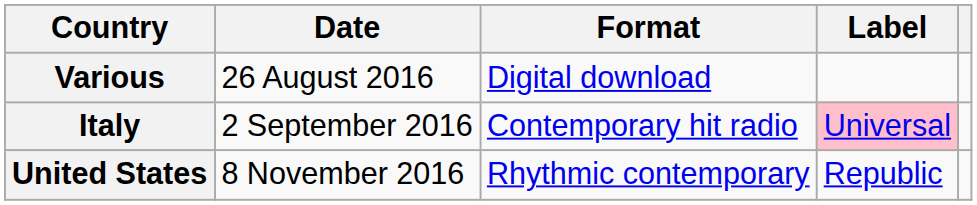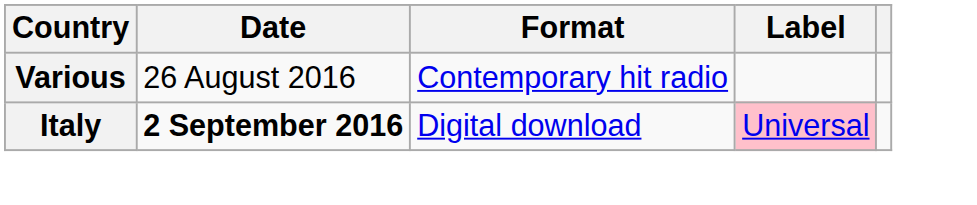(599, 77) Digital download -> (573, 77) Contemporary hit radio
(347, 125) normal -> (273, 125) bold
(642, 125) Contemporary hit radio -> (529, 125) Digital download
- row: (110, 174)
